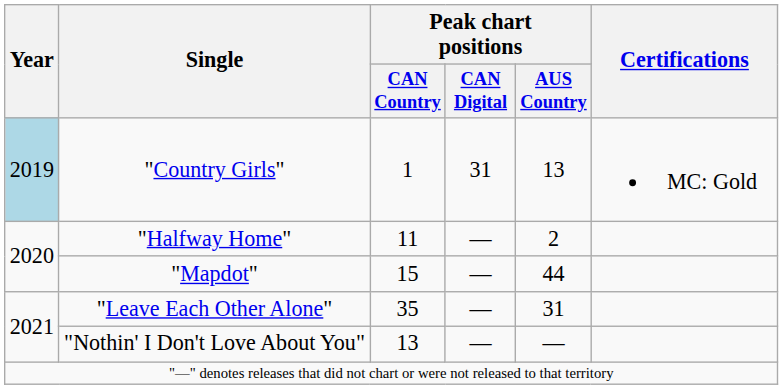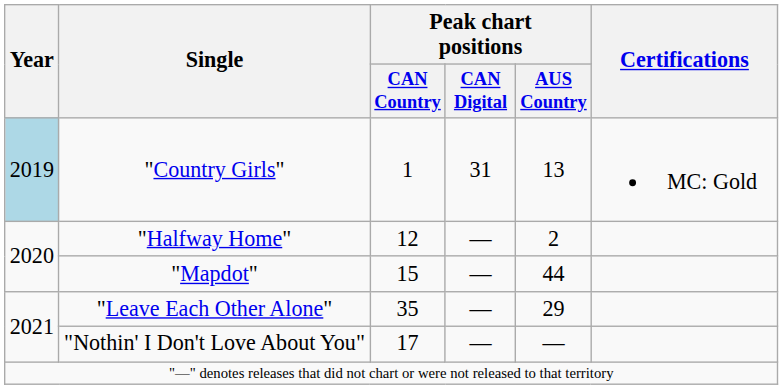(408, 238) 11 -> (408, 238) 12
(553, 308) 31 -> (553, 308) 29
(408, 343) 13 -> (408, 343) 17
